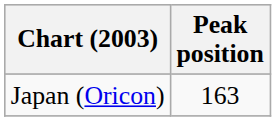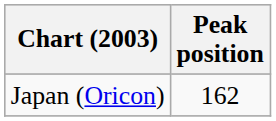(220, 94) 163 -> (220, 94) 162
